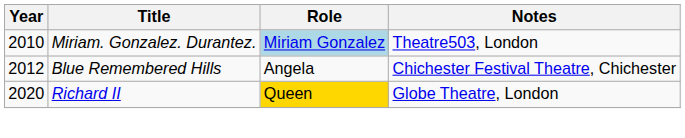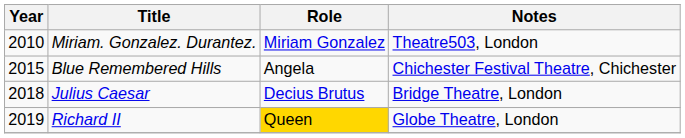(324, 42) lightblue background -> (324, 42) no background
(26, 68) 2012 -> (26, 68) 2015
+ row: (101, 94)
(26, 94) 2020 -> (26, 119) 2019
